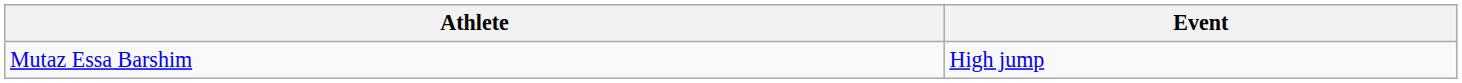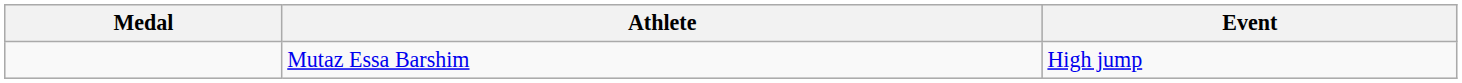+ column: (143, 23)
